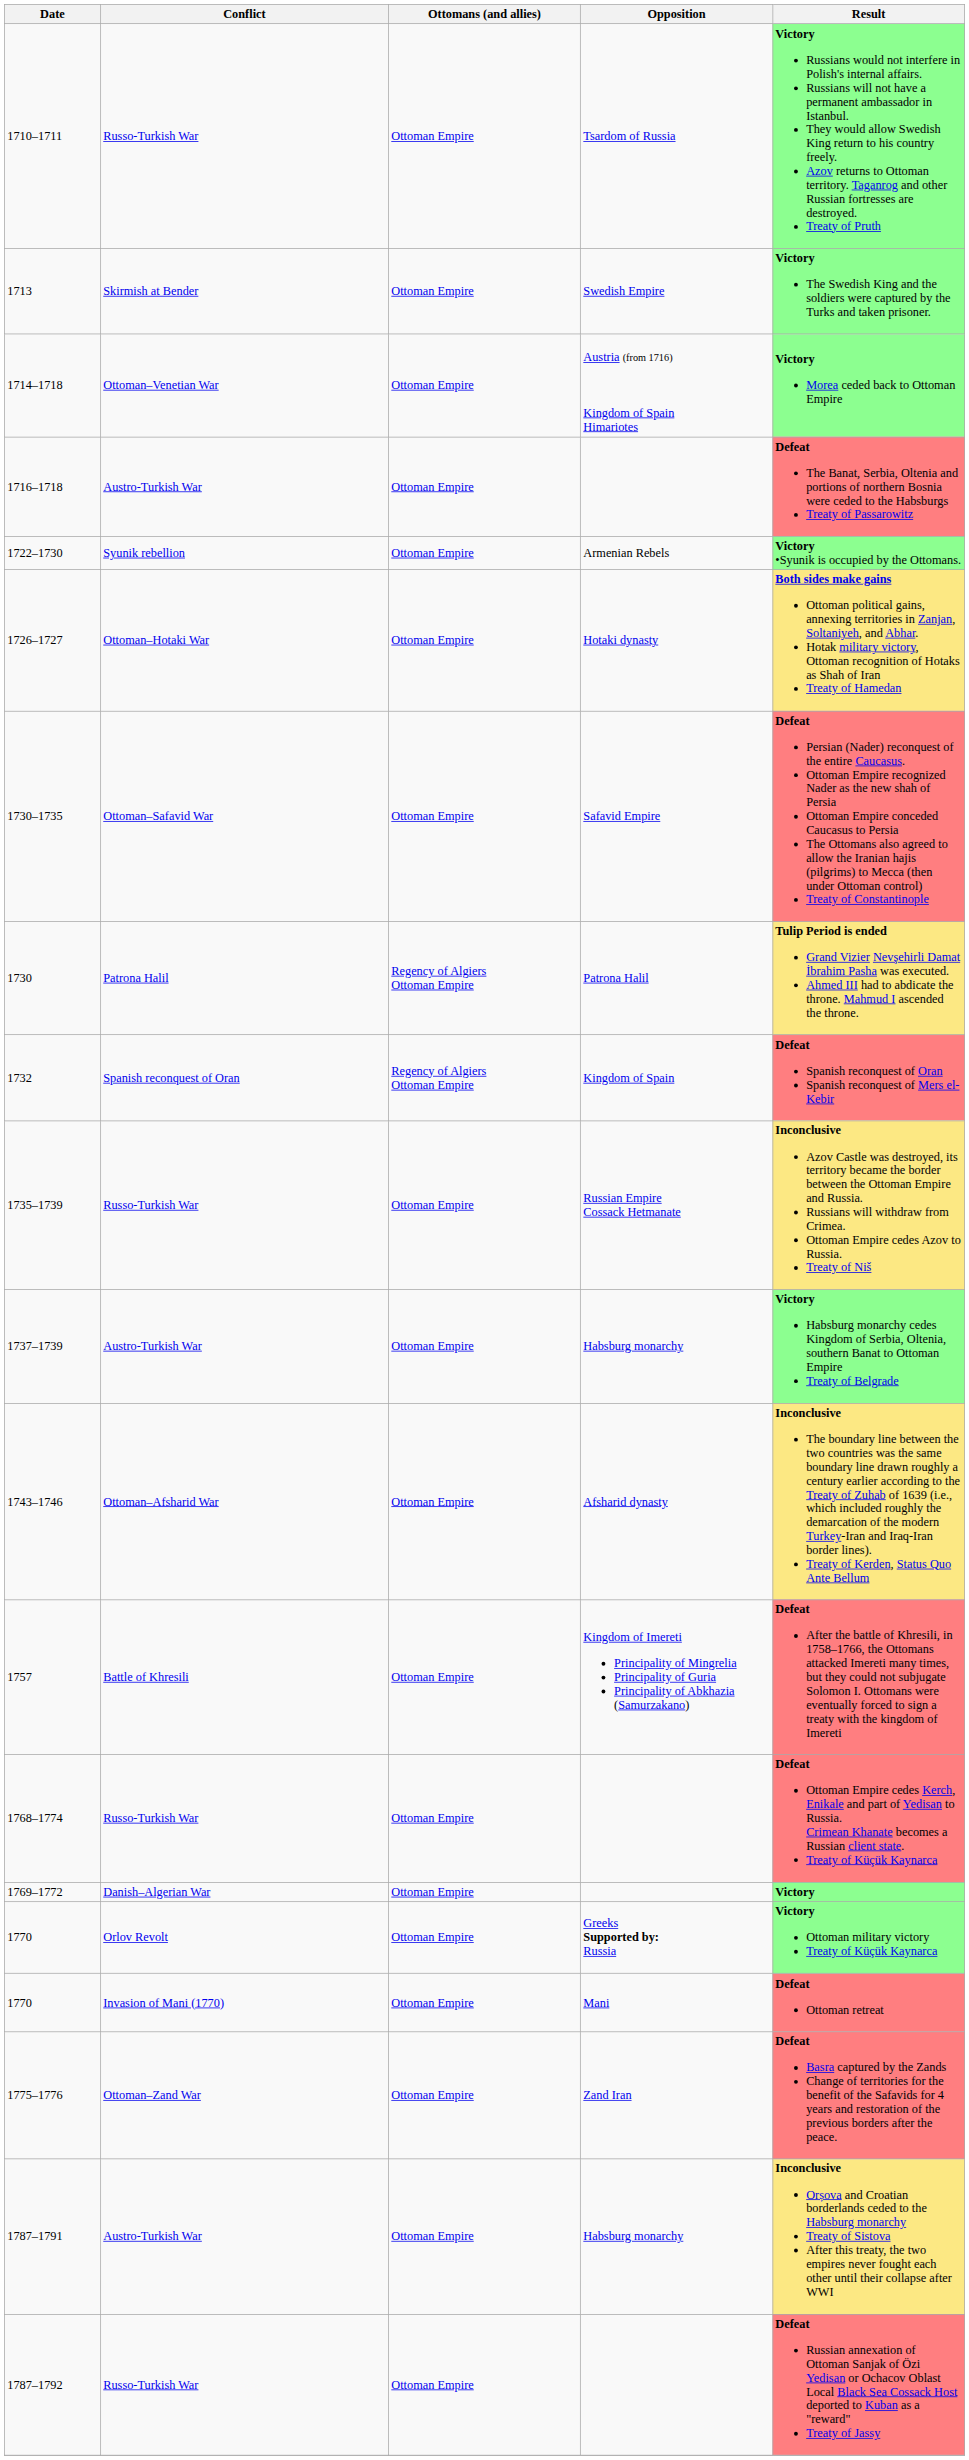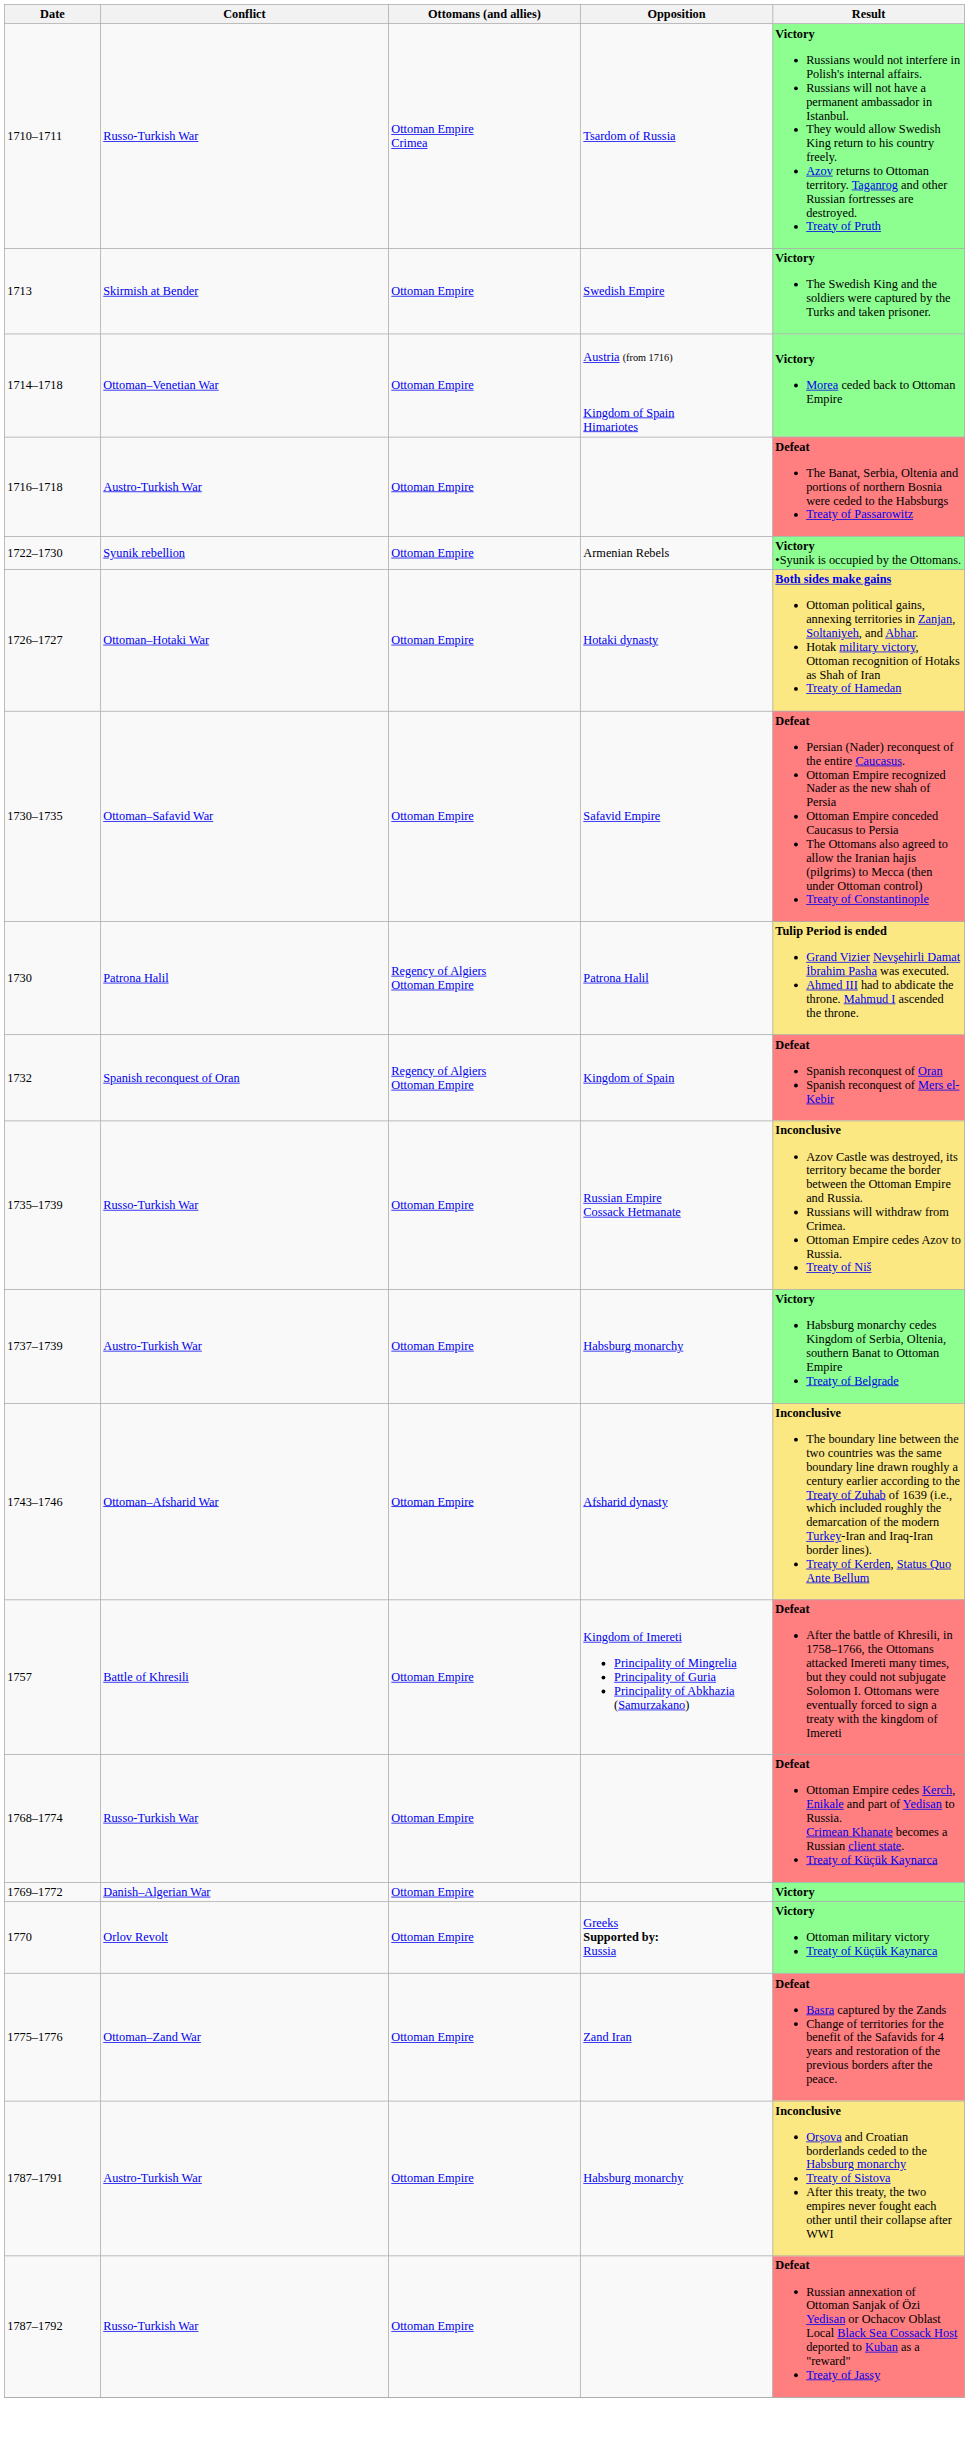(433, 136) Ottoman Empire -> (433, 136) Ottoman Empire Crimea
- row: (20, 2002)
